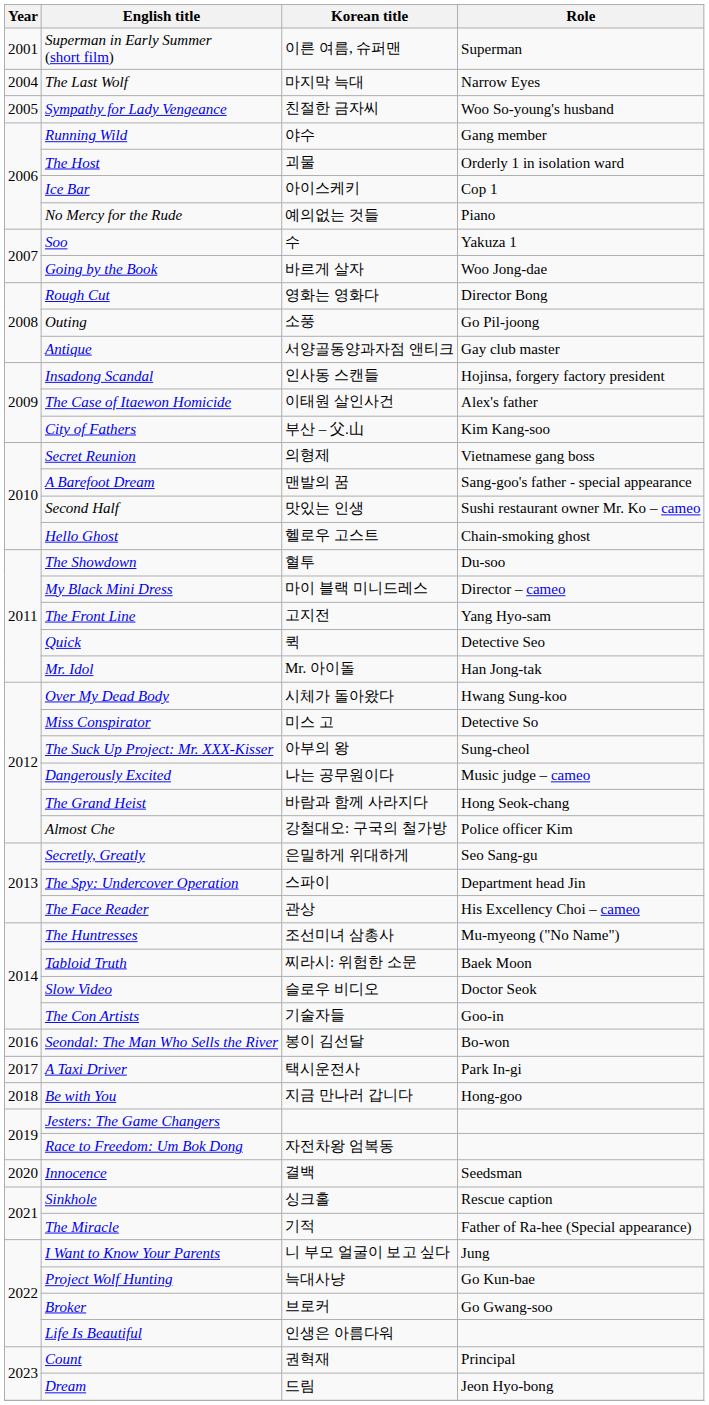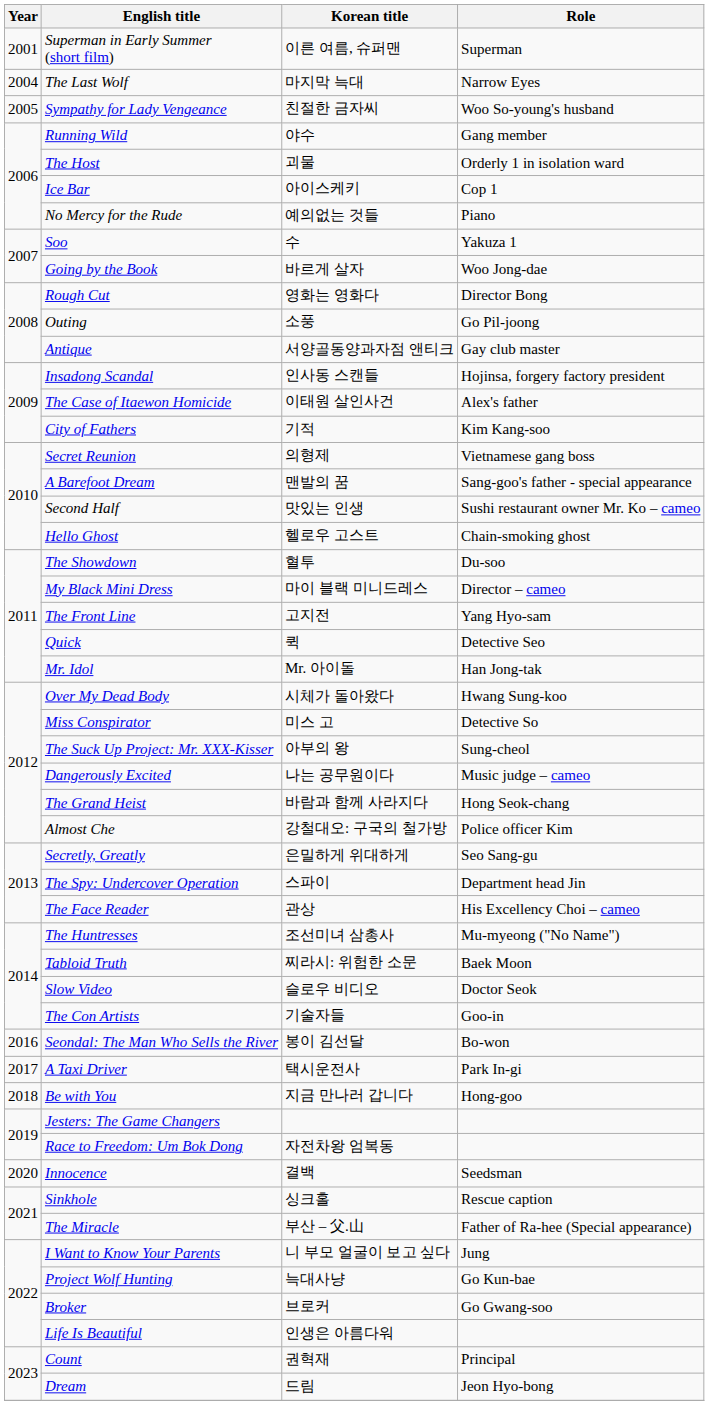(324, 428) 부산 – 父.山 -> (300, 428) 기적
(300, 1226) 기적 -> (324, 1226) 부산 – 父.山
